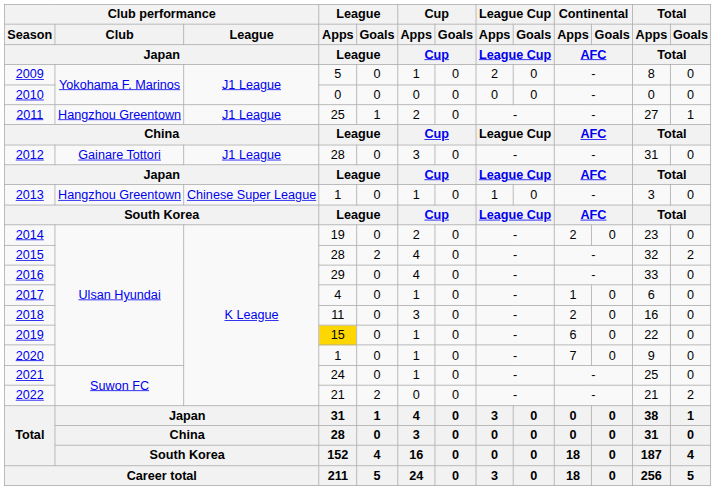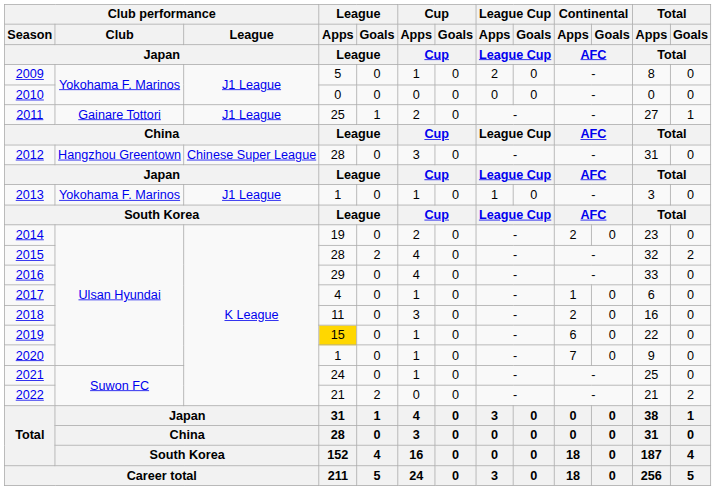(120, 114) Hangzhou Greentown -> (120, 114) Gainare Tottori
(120, 154) Gainare Tottori -> (120, 154) Hangzhou Greentown
(252, 154) J1 League -> (252, 154) Chinese Super League
(120, 194) Hangzhou Greentown -> (120, 194) Yokohama F. Marinos
(252, 194) Chinese Super League -> (252, 194) J1 League
